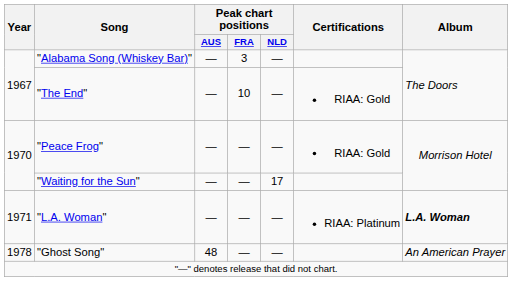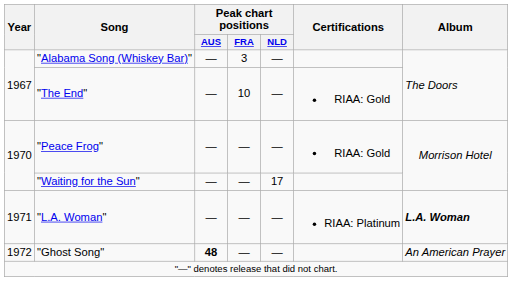(19, 252) 1978 -> (19, 252) 1972
(211, 252) normal -> (211, 252) bold
